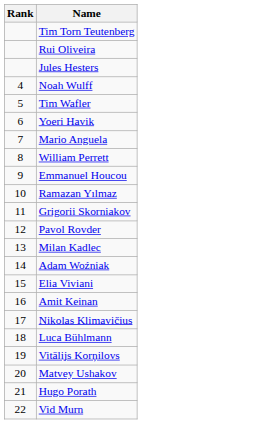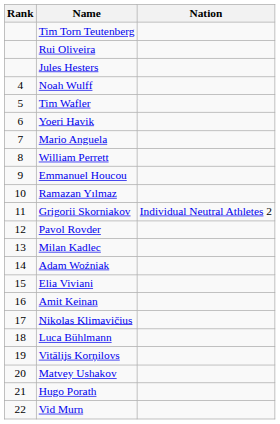+ column: (206, 13)
